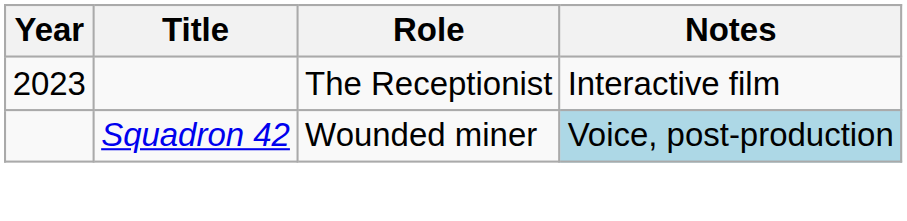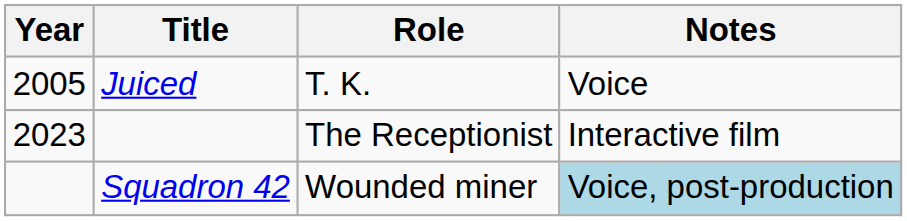+ row: (149, 82)
